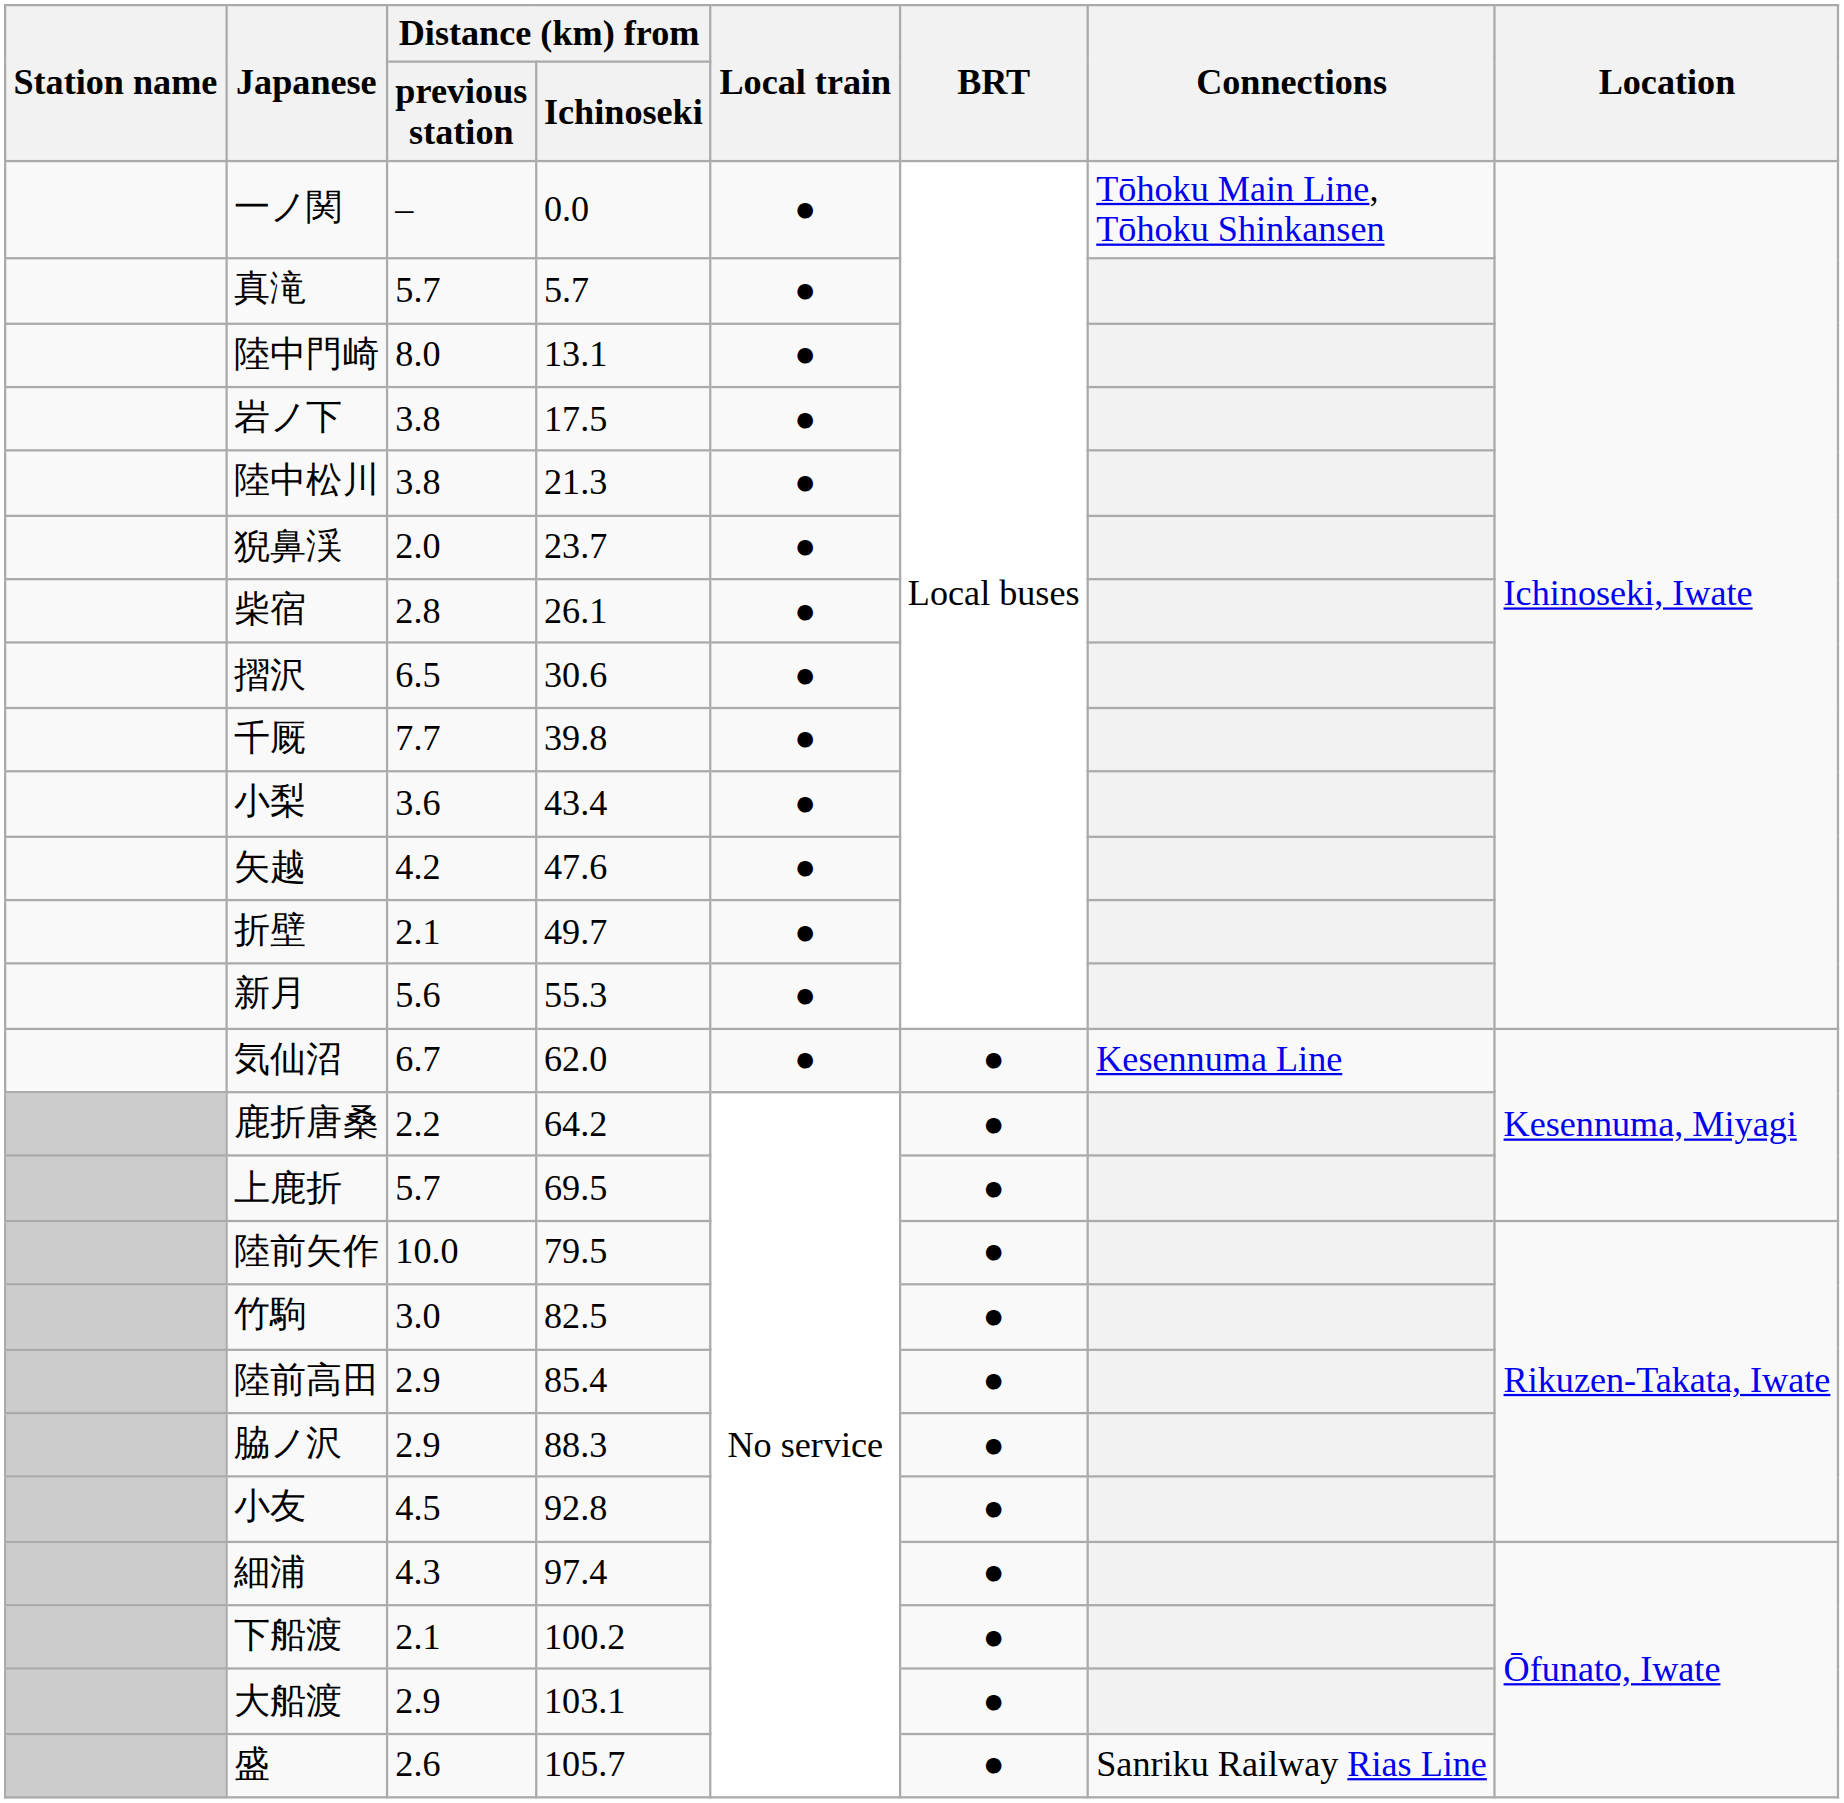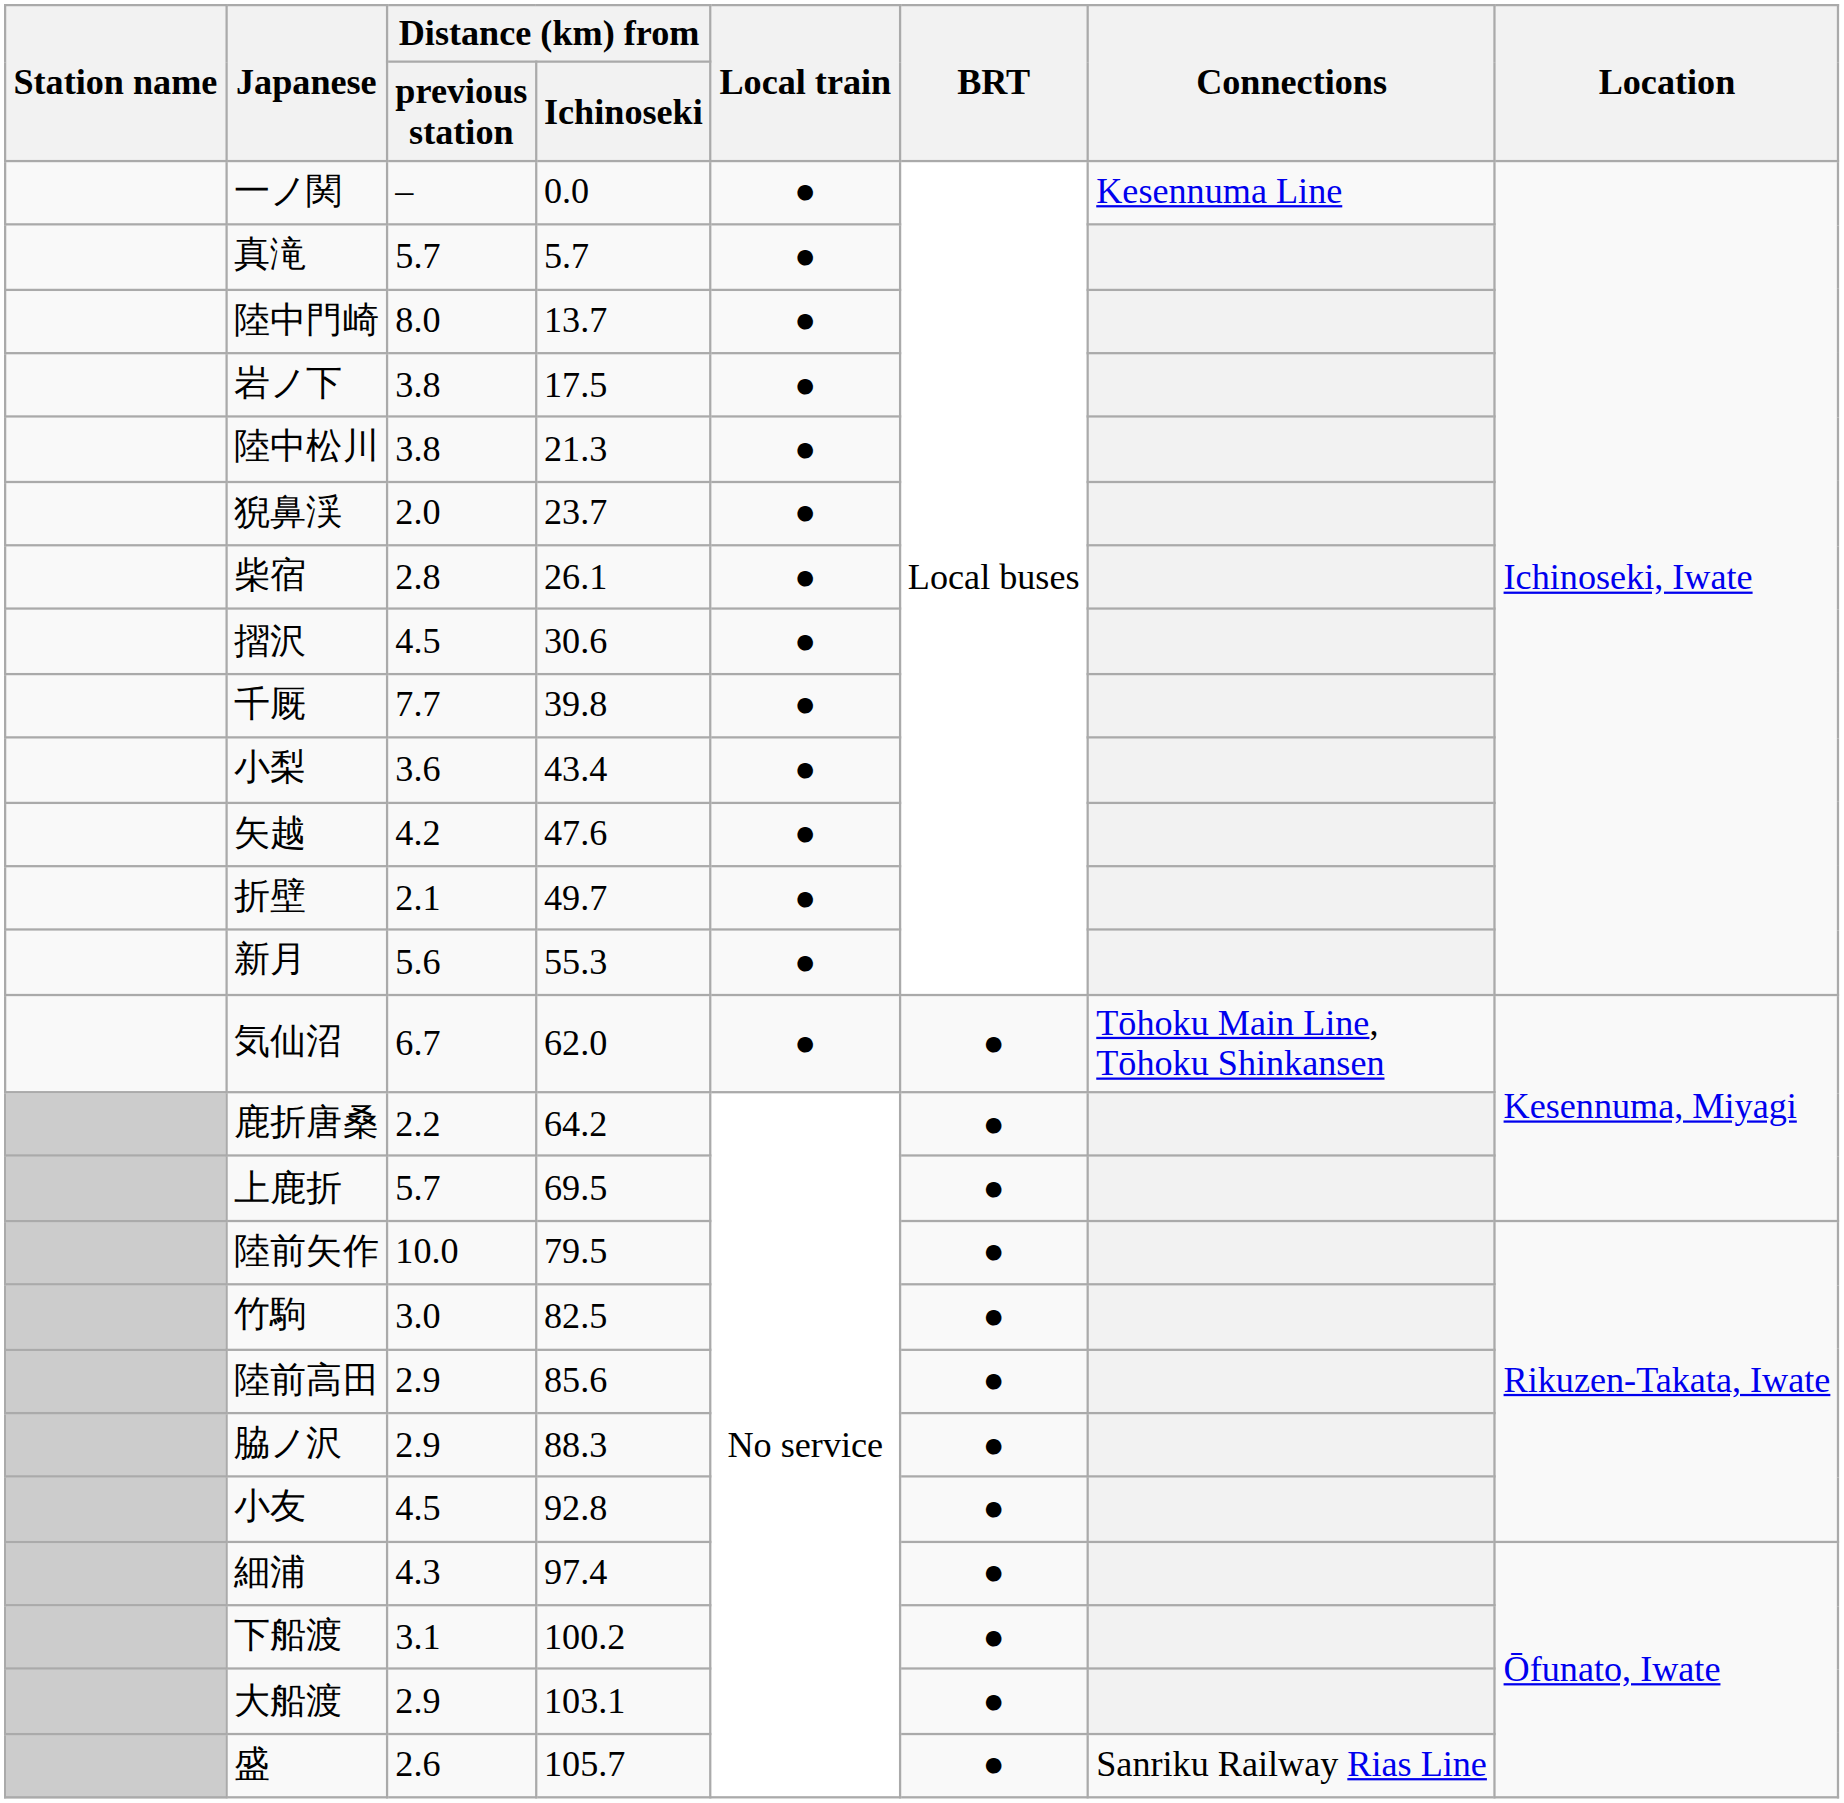(1240, 208) Tōhoku Main Line, Tōhoku Shinkansen -> (1219, 191) Kesennuma Line
(576, 354) 13.1 -> (576, 320) 13.7
(418, 674) 6.5 -> (418, 640) 4.5
(1219, 1059) Kesennuma Line -> (1240, 1042) Tōhoku Main Line, Tōhoku Shinkansen
(576, 1380) 85.4 -> (576, 1380) 85.6
(418, 1636) 2.1 -> (418, 1636) 3.1
